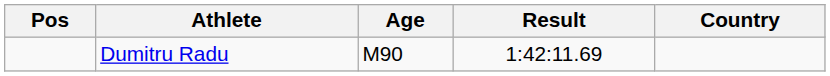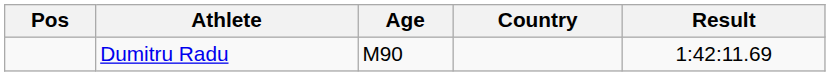columns swapped: (740, 20) <-> (554, 20)
